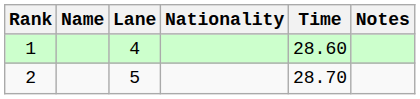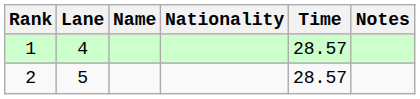columns swapped: (135, 19) <-> (83, 19)
(320, 49) 28.60 -> (320, 49) 28.57
(320, 78) 28.70 -> (320, 78) 28.57
